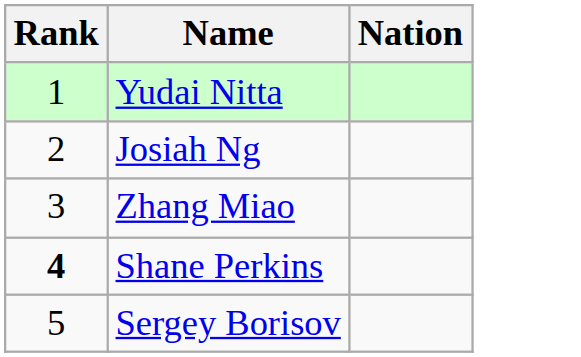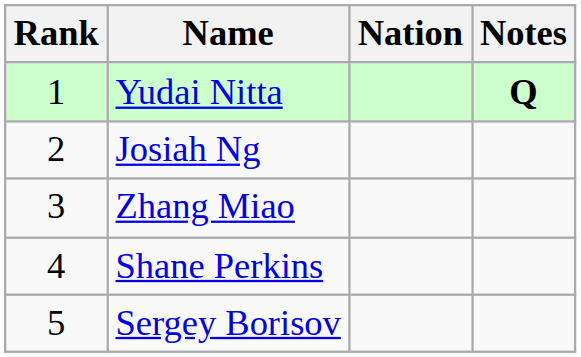+ column: (523, 33)
(56, 264) bold -> (56, 264) normal
